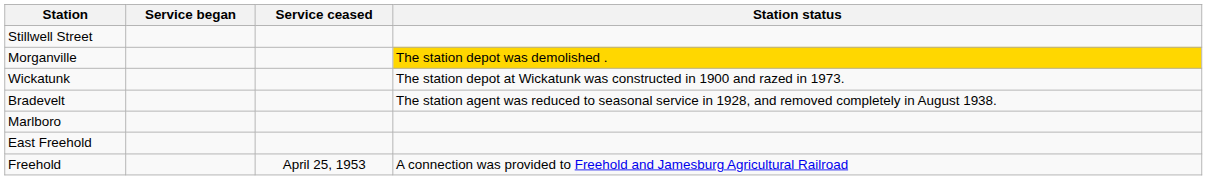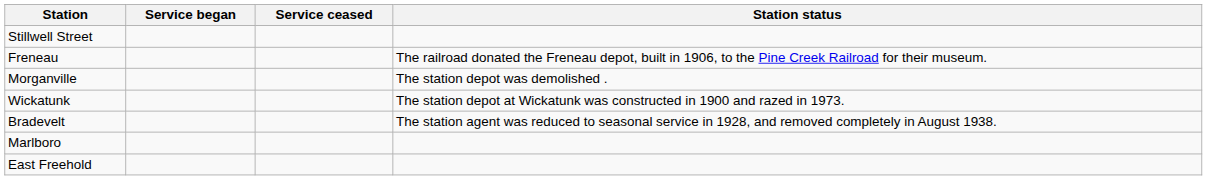+ row: (33, 57)
(502, 57) gold background -> (502, 79) no background
- row: (35, 164)
